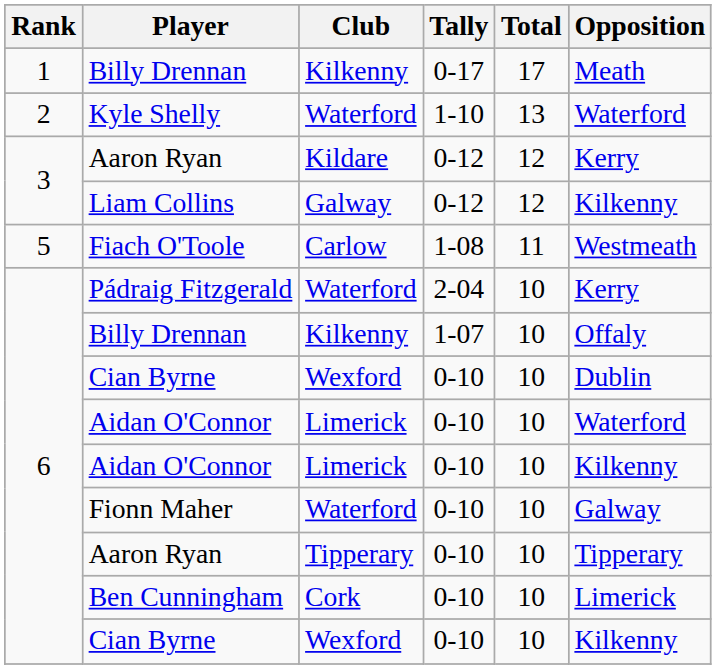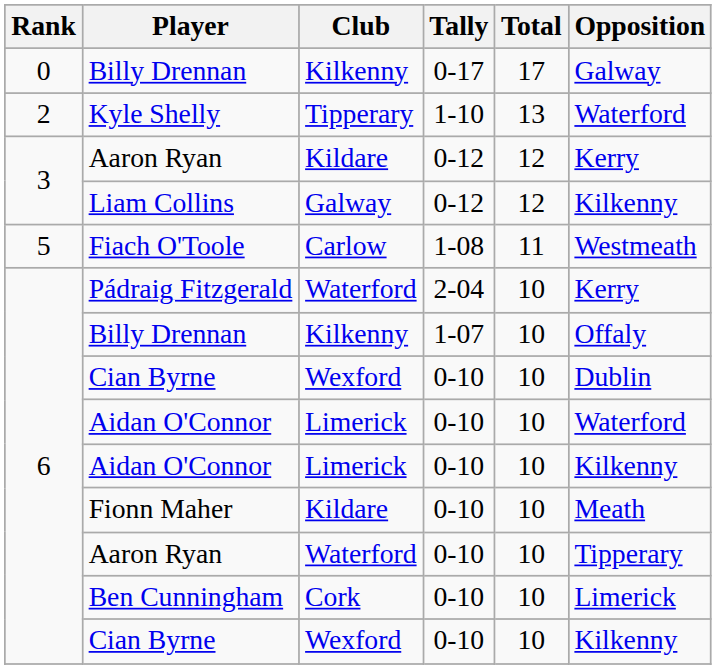(44, 70) 1 -> (44, 70) 0
(610, 70) Meath -> (617, 70) Galway
(361, 114) Waterford -> (359, 114) Tipperary
(361, 509) Waterford -> (347, 509) Kildare
(617, 509) Galway -> (610, 509) Meath
(359, 553) Tipperary -> (361, 553) Waterford
